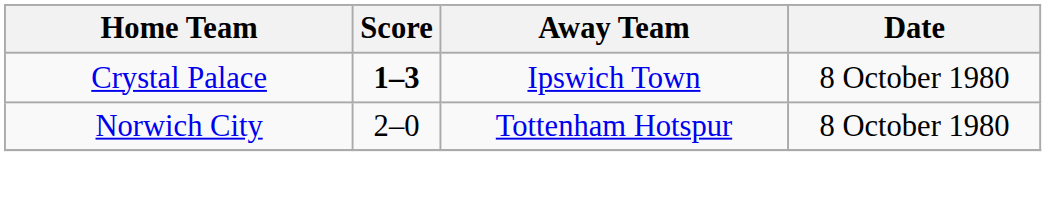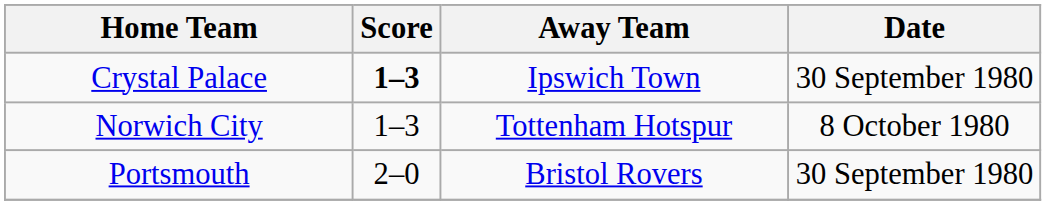(915, 77) 8 October 1980 -> (915, 77) 30 September 1980
(397, 125) 2–0 -> (397, 125) 1–3
+ row: (179, 174)
